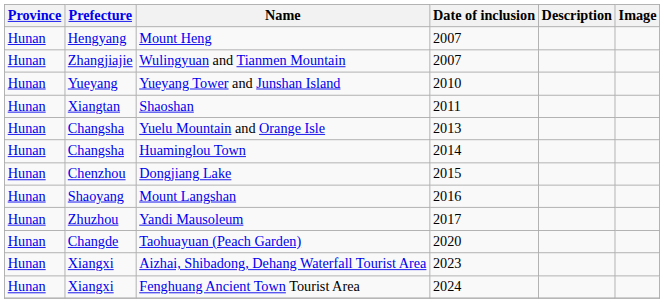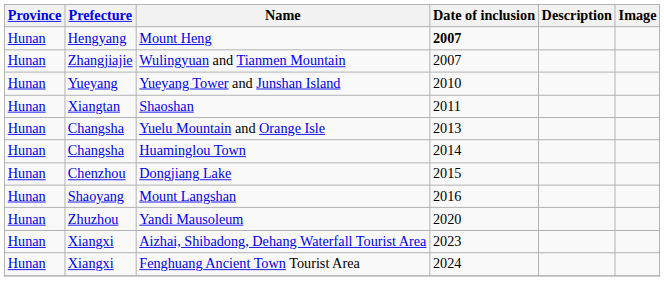(447, 38) normal -> (447, 38) bold
(447, 219) 2017 -> (447, 219) 2020
- row: (220, 241)
